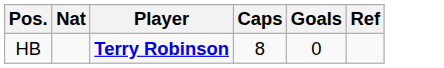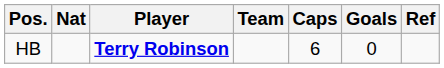+ column: (261, 19)
(260, 48) 8 -> (315, 48) 6
